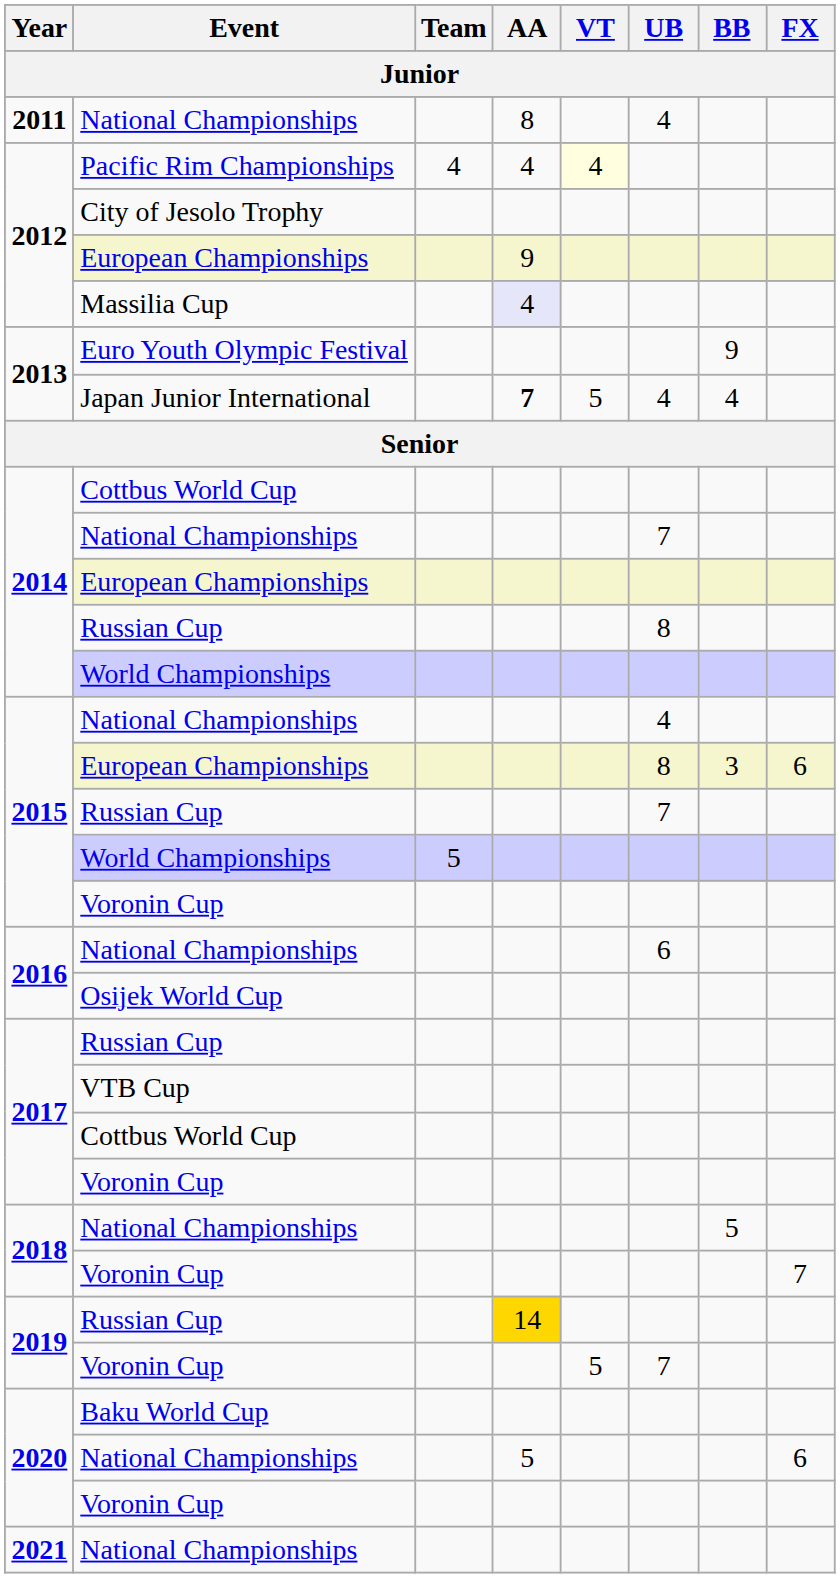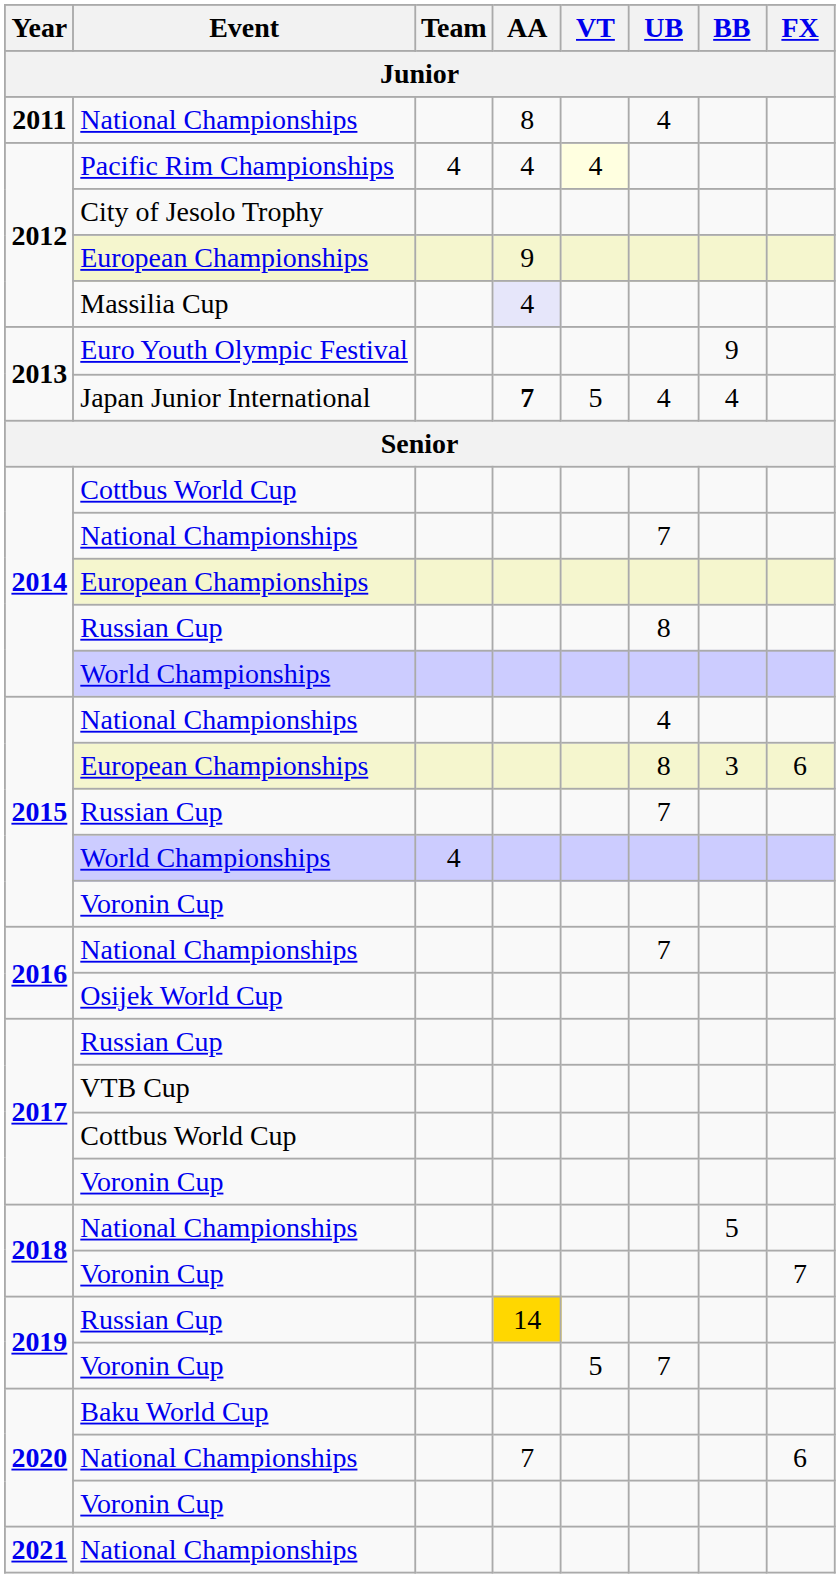(454, 857) 5 -> (454, 857) 4
(664, 950) 6 -> (664, 950) 7
(527, 1457) 5 -> (527, 1457) 7
